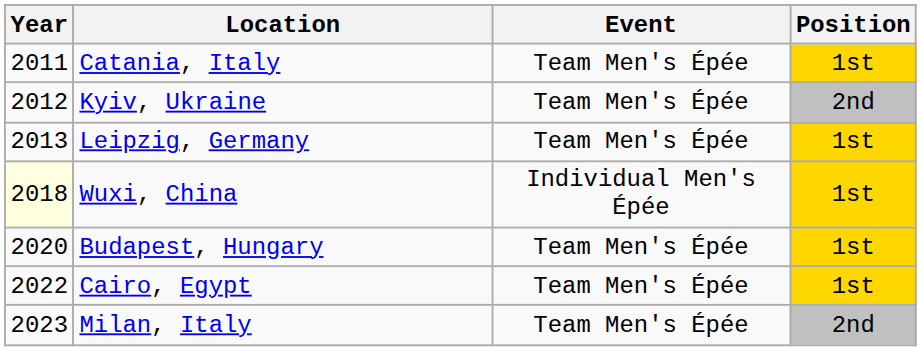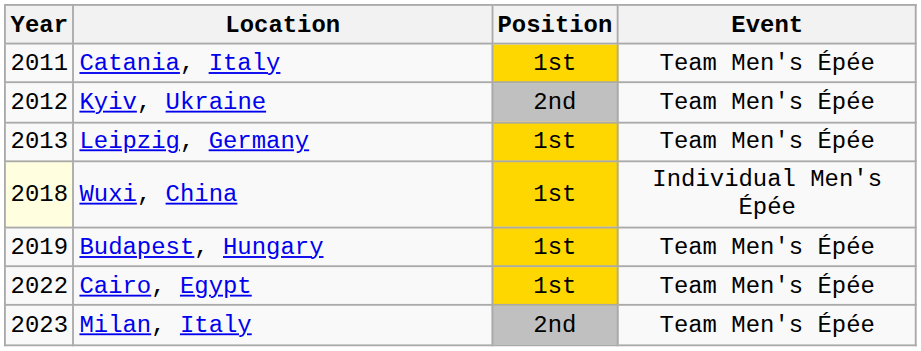columns swapped: (641, 24) <-> (853, 24)
(39, 247) 2020 -> (39, 247) 2019
